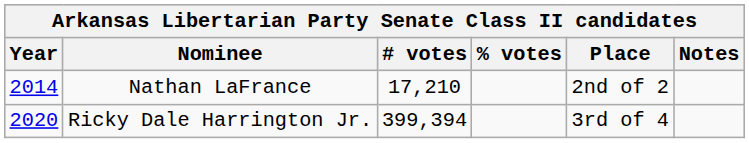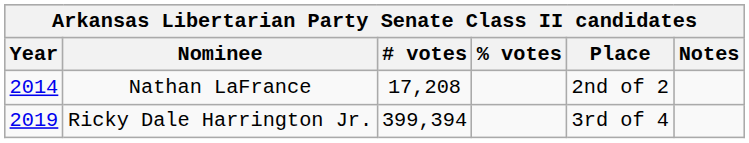(424, 87) 17,210 -> (424, 87) 17,208
(34, 120) 2020 -> (34, 120) 2019
